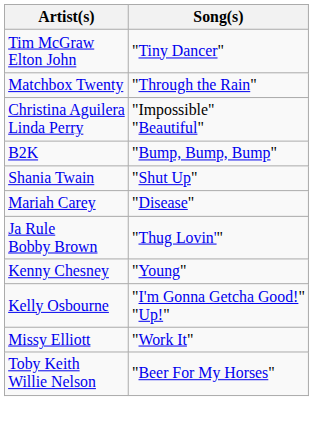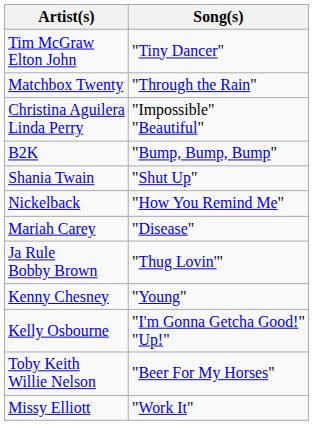+ row: (44, 203)
rows swapped: (49, 339) <-> (52, 373)
